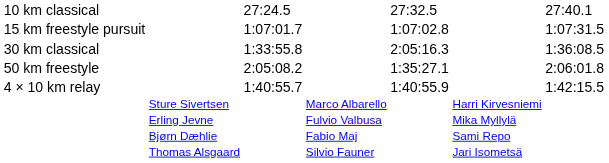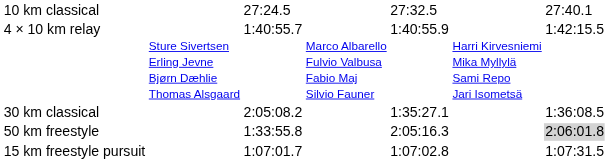rows swapped: (74, 29) <-> (52, 88)
(273, 49) 1:33:55.8 -> (273, 112) 2:05:08.2
(420, 49) 2:05:16.3 -> (420, 112) 1:35:27.1
(273, 68) 2:05:08.2 -> (273, 132) 1:33:55.8
(420, 68) 1:35:27.1 -> (420, 132) 2:05:16.3
(575, 68) no background -> (575, 132) lightgrey background
